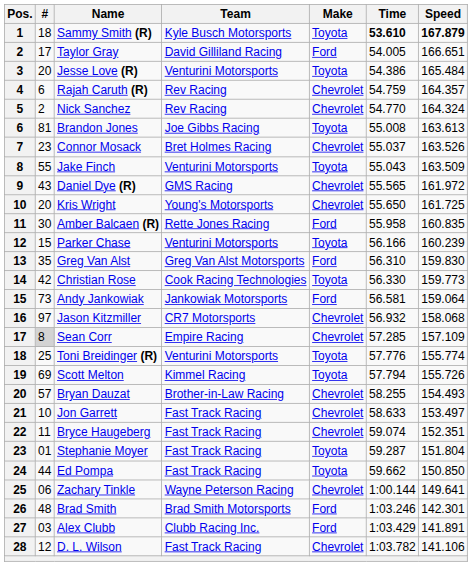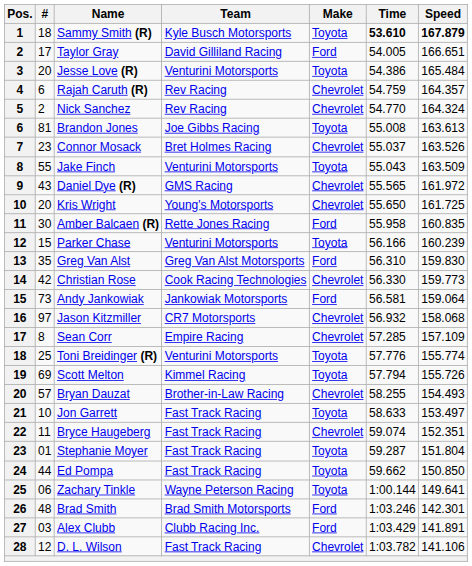(330, 280) Toyota -> (338, 280) Chevrolet
(41, 337) lightgrey background -> (41, 337) no background
(338, 413) Chevrolet -> (330, 413) Toyota
(338, 489) Chevrolet -> (330, 489) Toyota
